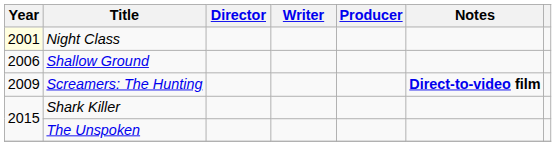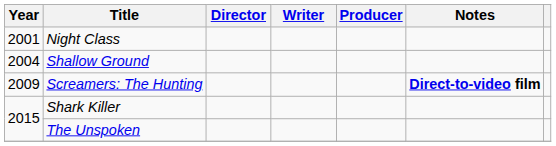(24, 38) lightyellow background -> (24, 38) no background
(24, 61) 2006 -> (24, 61) 2004
